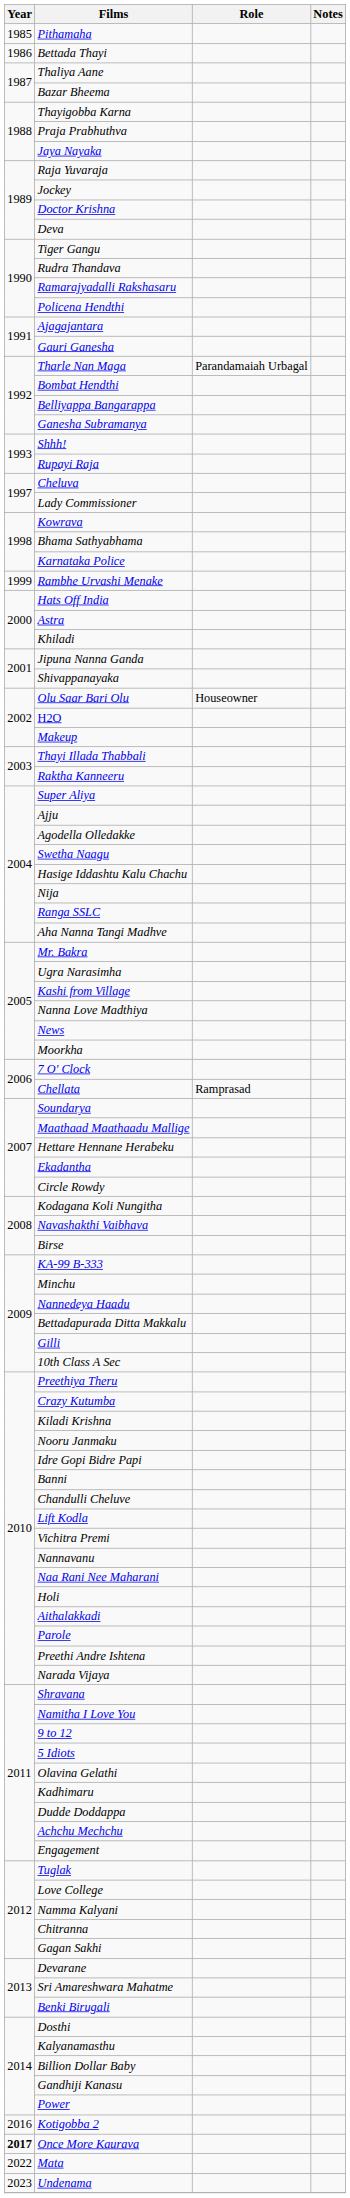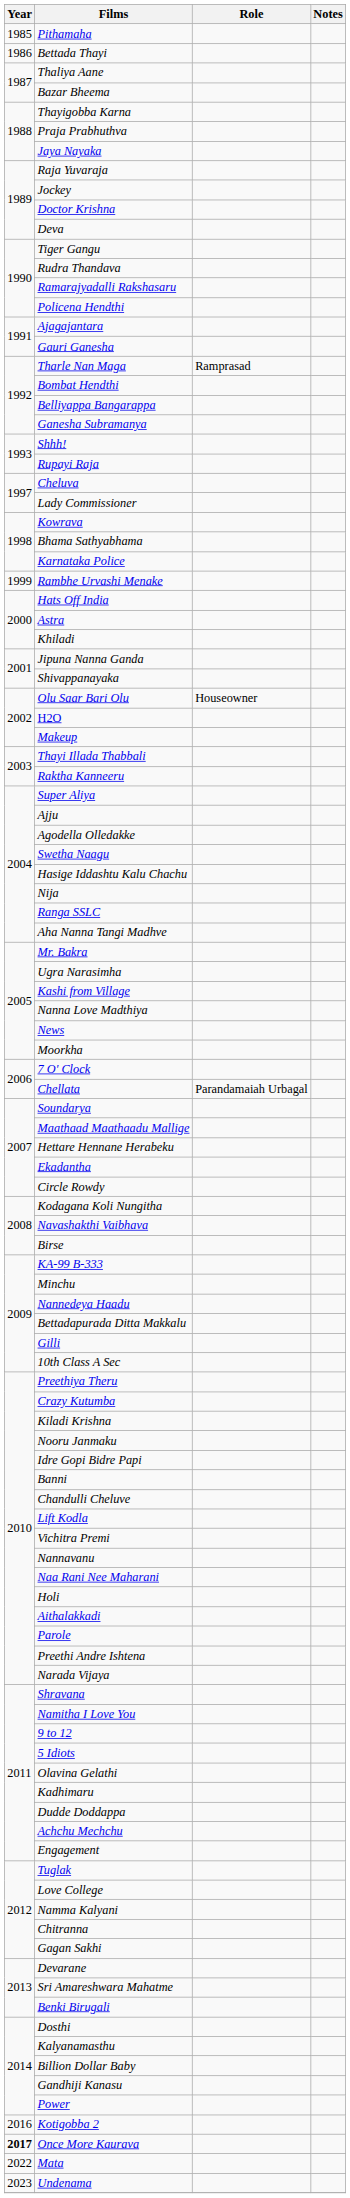(251, 365) Parandamaiah Urbagal -> (223, 365) Ramprasad
(223, 1088) Ramprasad -> (251, 1088) Parandamaiah Urbagal
